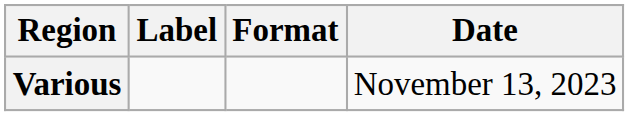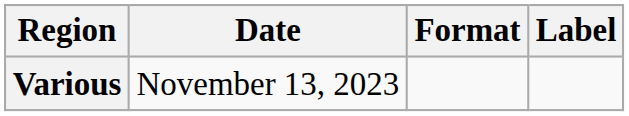columns swapped: (485, 30) <-> (177, 30)
